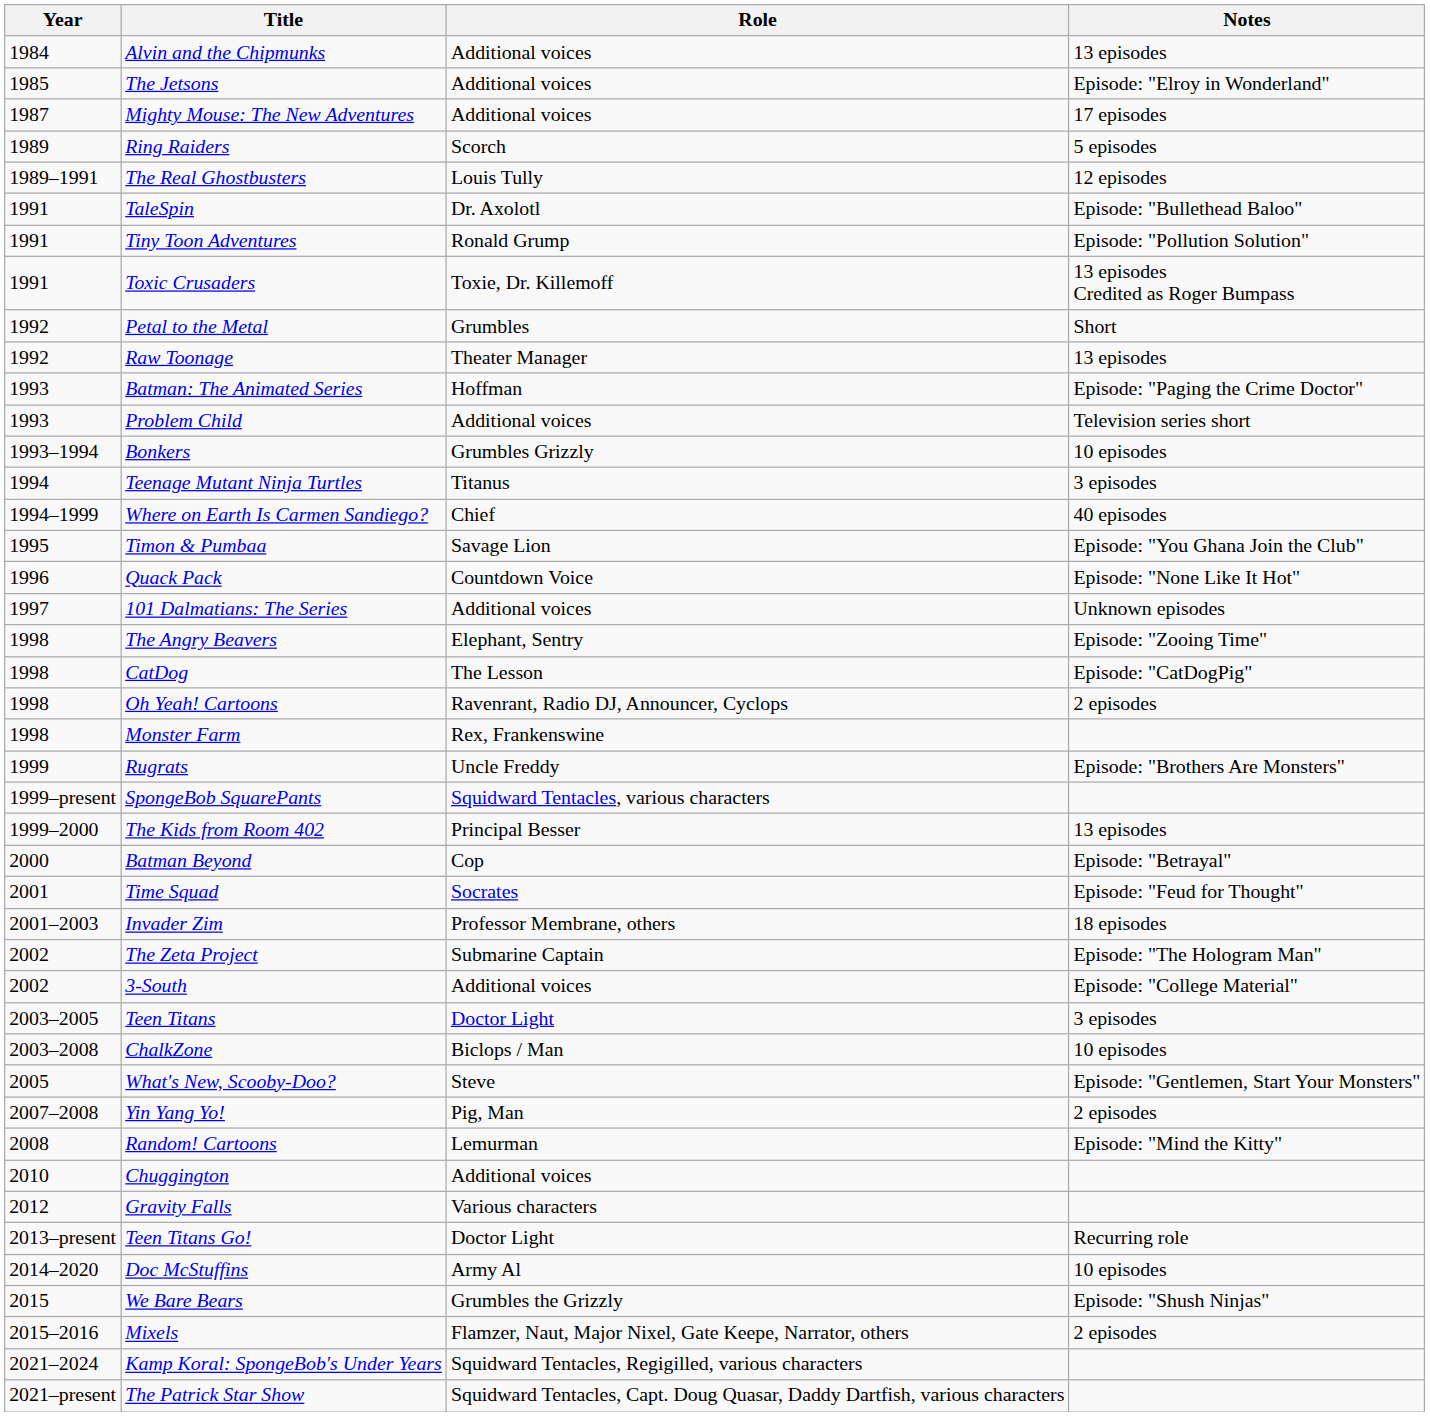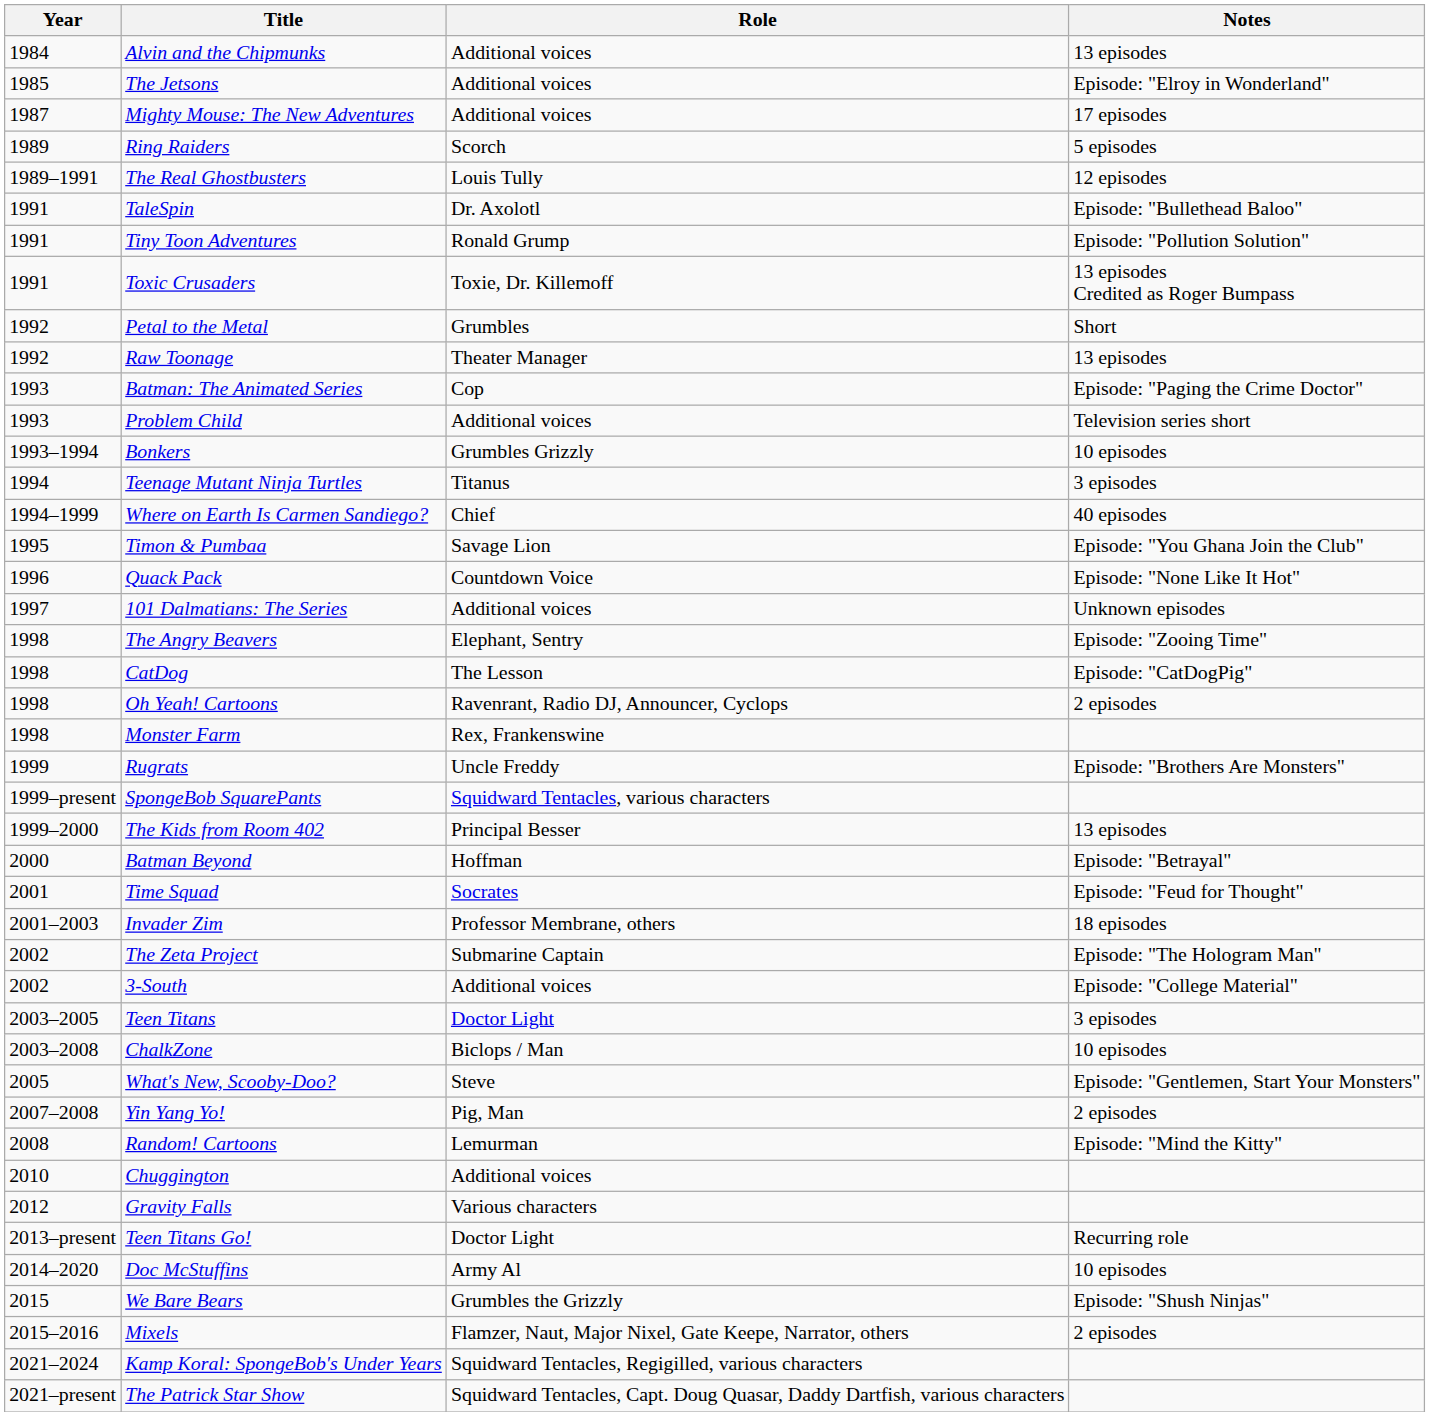(487, 388) Hoffman -> (467, 388) Cop
(467, 860) Cop -> (487, 860) Hoffman
